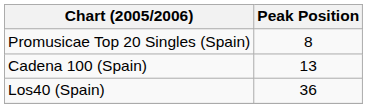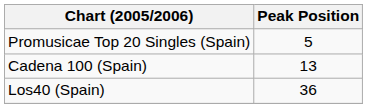(308, 41) 8 -> (308, 41) 5
